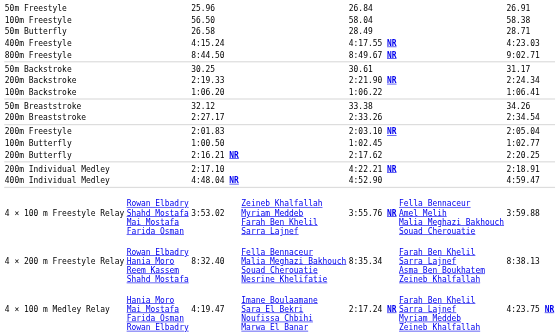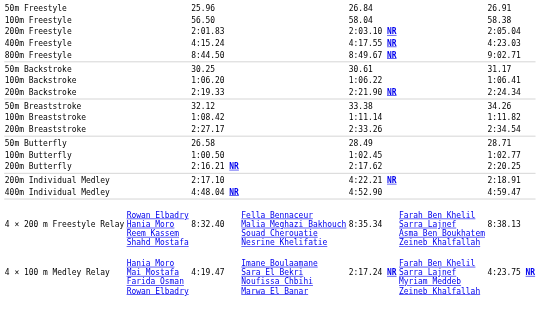rows swapped: (38, 132) <-> (36, 32)
rows swapped: (41, 92) <-> (41, 80)
+ row: (45, 118)
- row: (65, 213)
